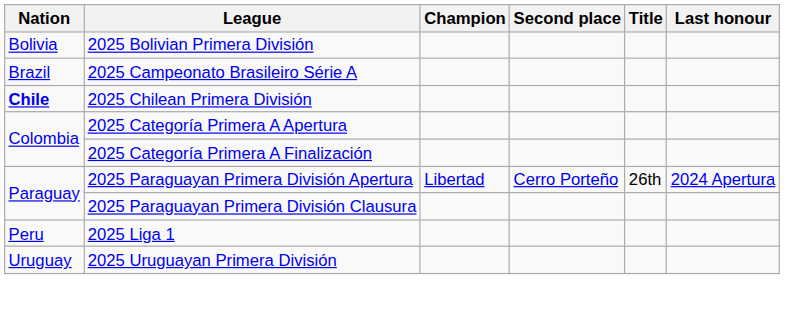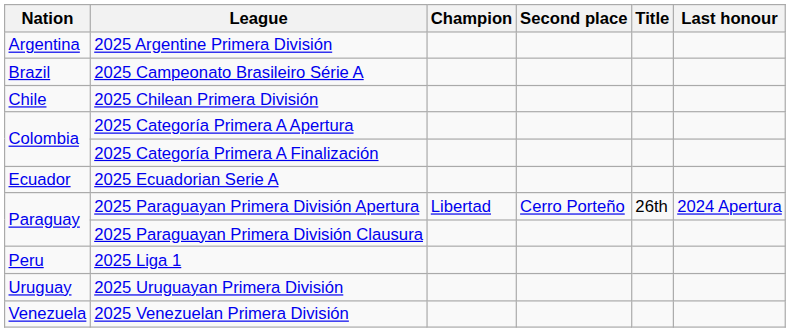+ row: (213, 45)
- row: (201, 45)
(29, 99) bold -> (28, 99) normal
+ row: (186, 179)
+ row: (222, 314)
